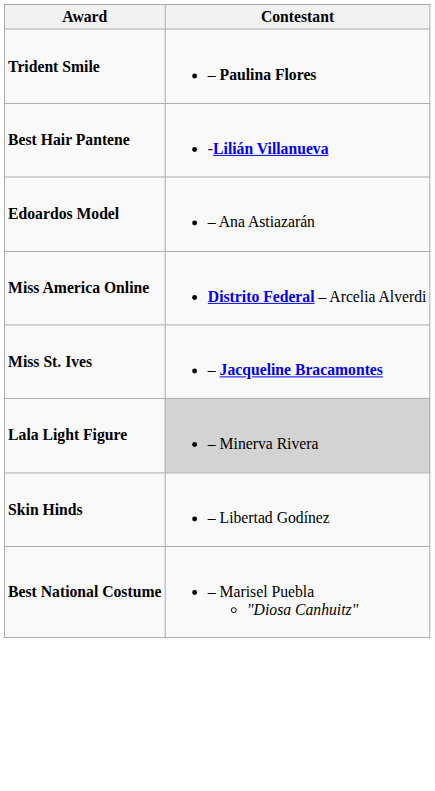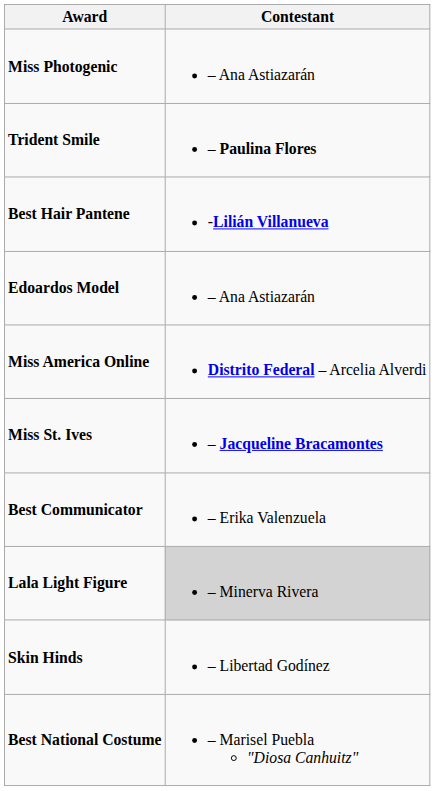+ row: (63, 66)
+ row: (75, 509)
